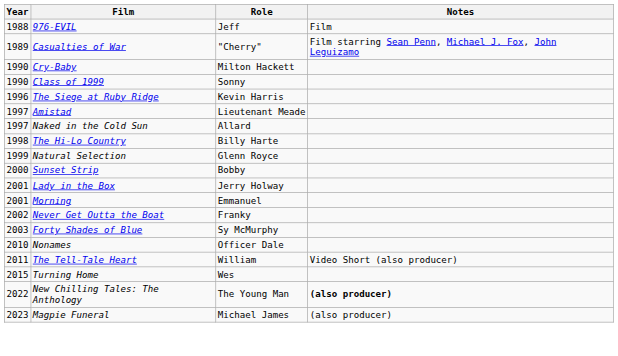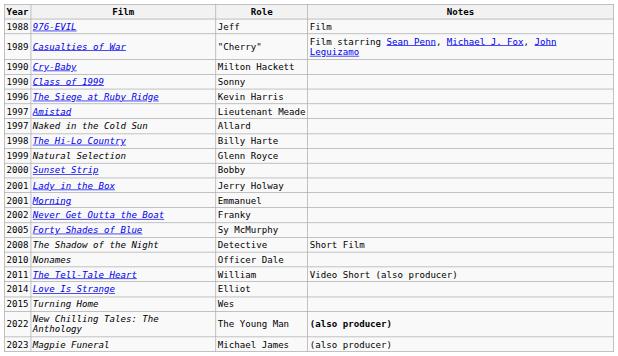(17, 230) 2003 -> (17, 230) 2005
+ row: (96, 245)
+ row: (74, 289)
